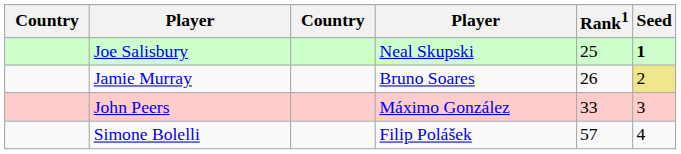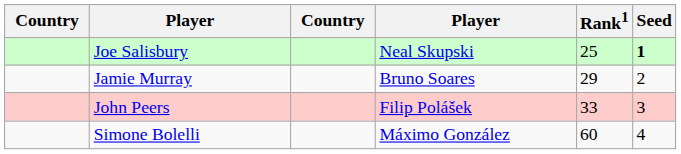(589, 79) 26 -> (589, 79) 29
(641, 79) khaki background -> (641, 79) no background
(445, 106) Máximo González -> (426, 106) Filip Polášek
(426, 134) Filip Polášek -> (445, 134) Máximo González
(589, 134) 57 -> (589, 134) 60
